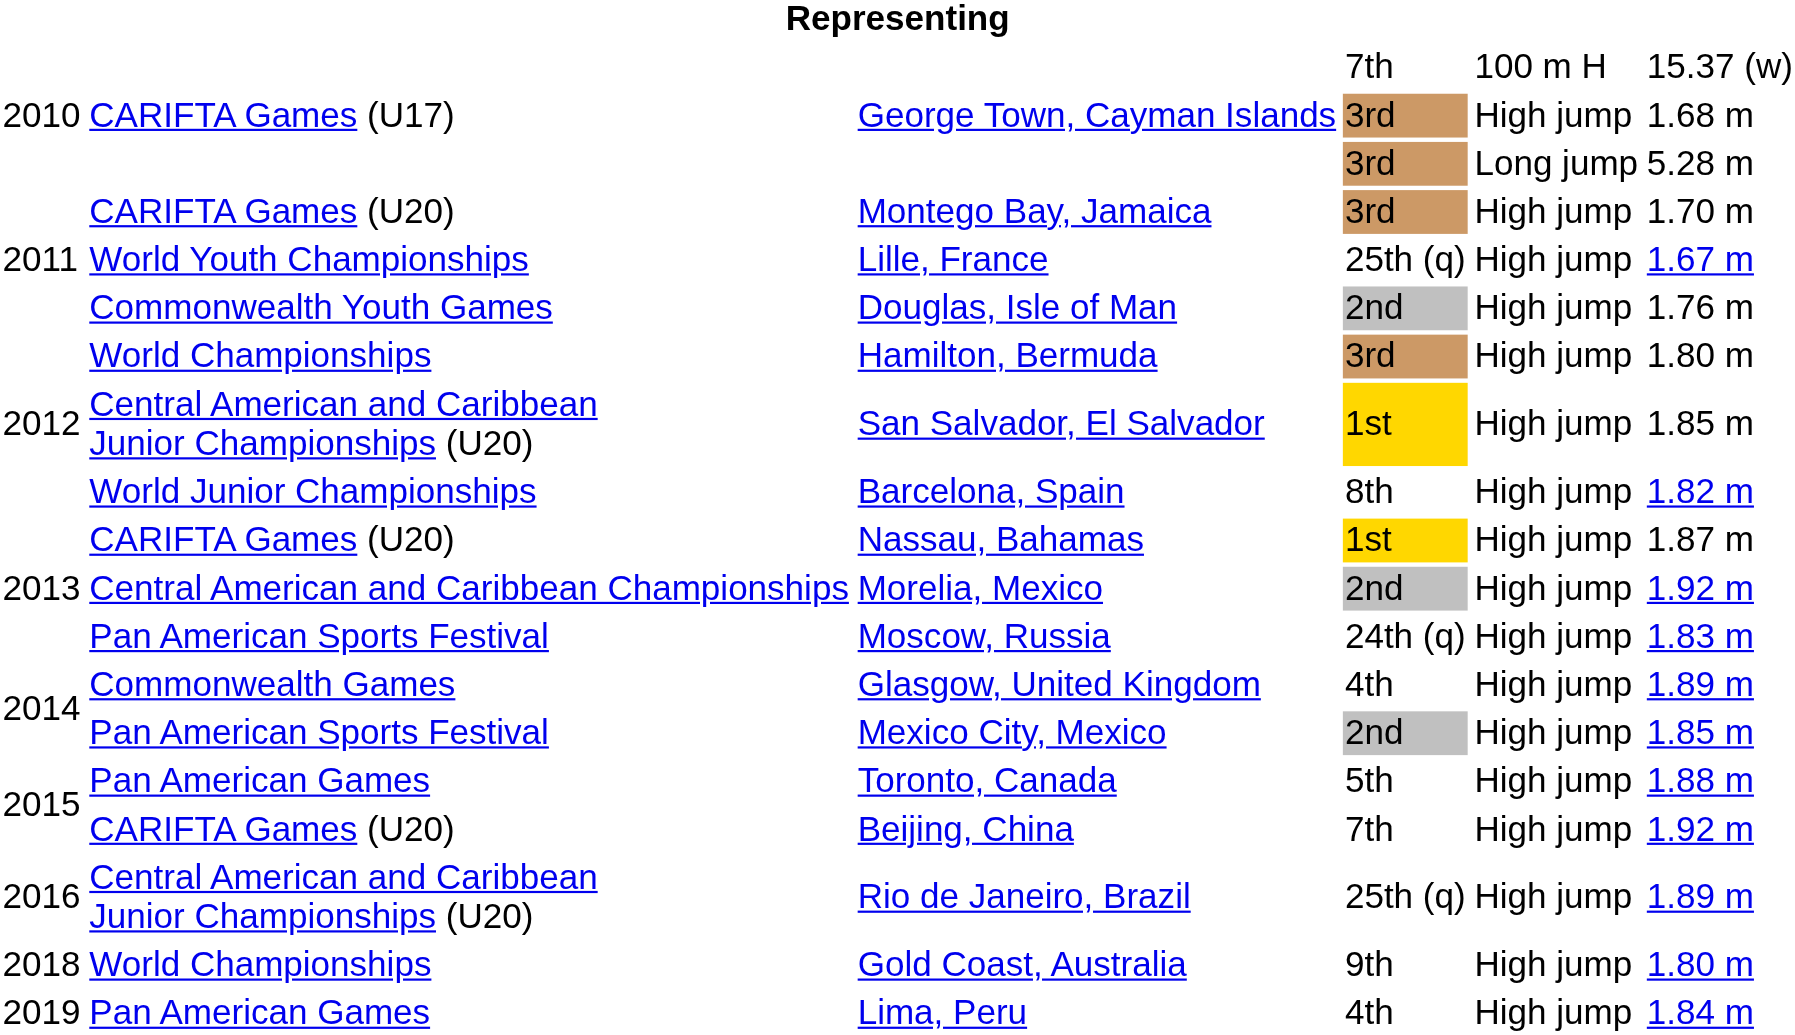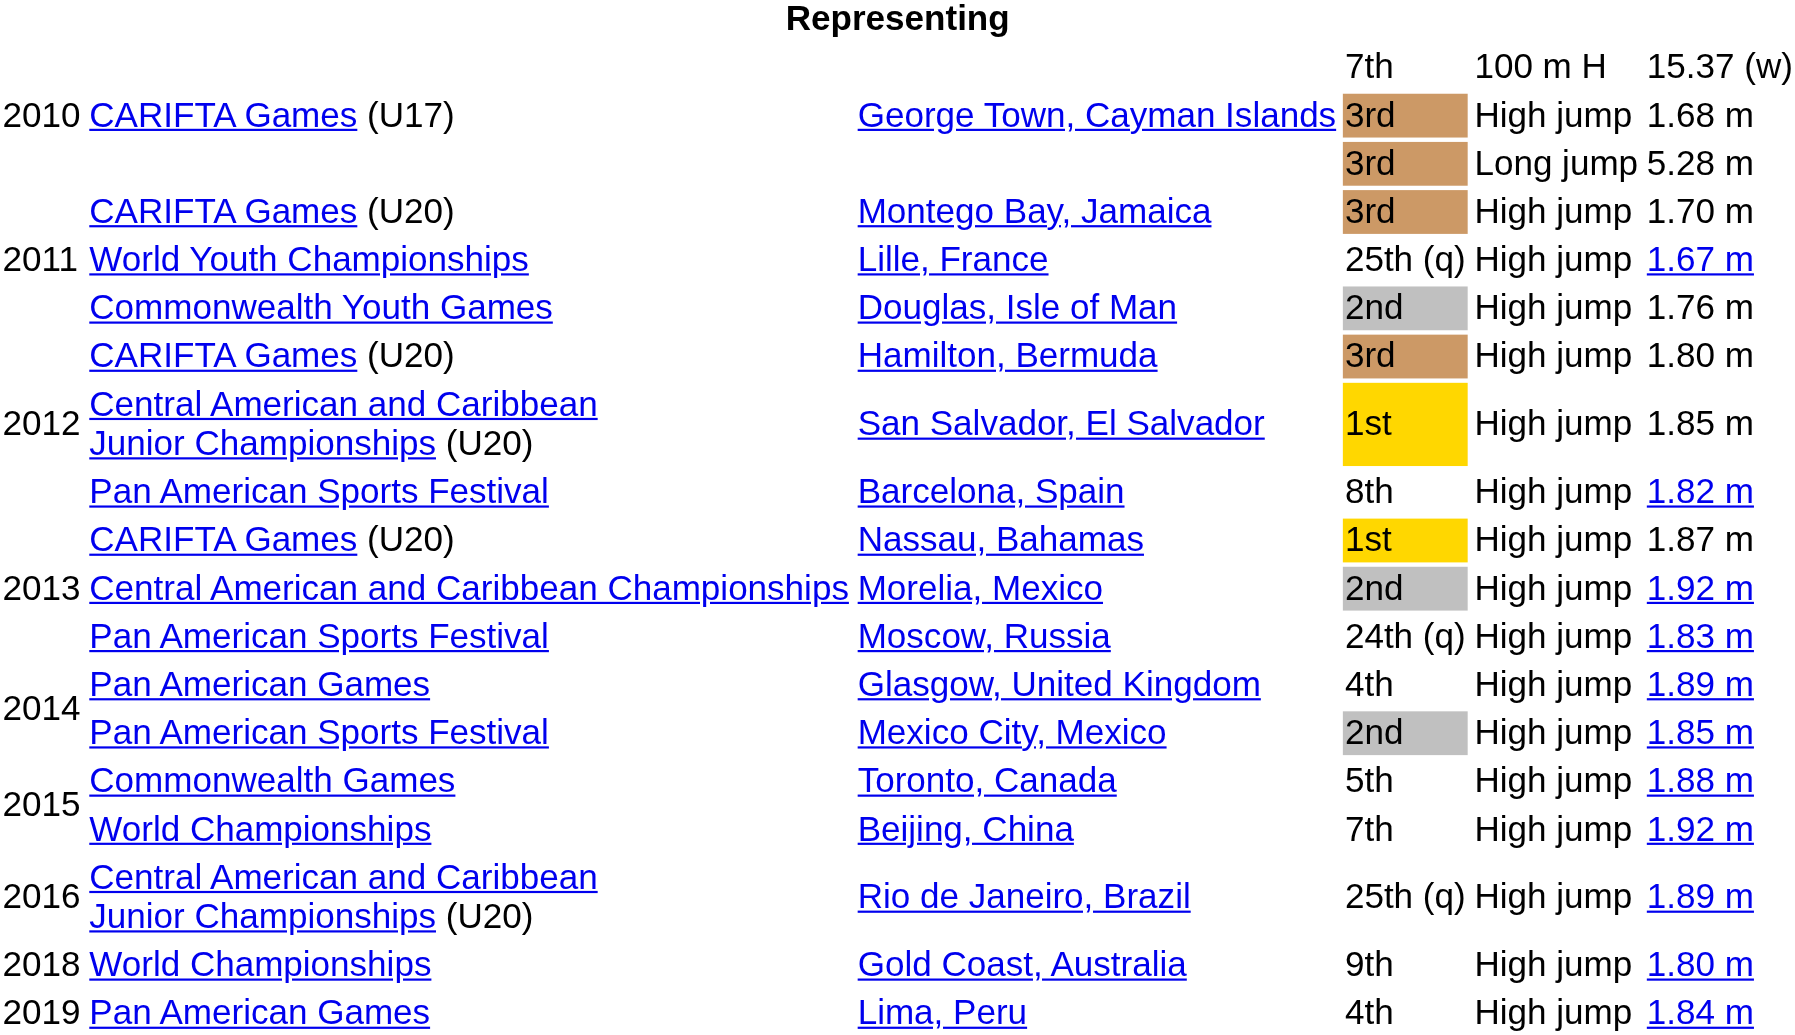(260, 355) World Championships -> (272, 355) CARIFTA Games (U20)
(313, 491) World Junior Championships -> (319, 491) Pan American Sports Festival
(272, 684) Commonwealth Games -> (260, 684) Pan American Games
(260, 780) Pan American Games -> (272, 780) Commonwealth Games
(272, 828) CARIFTA Games (U20) -> (260, 828) World Championships
